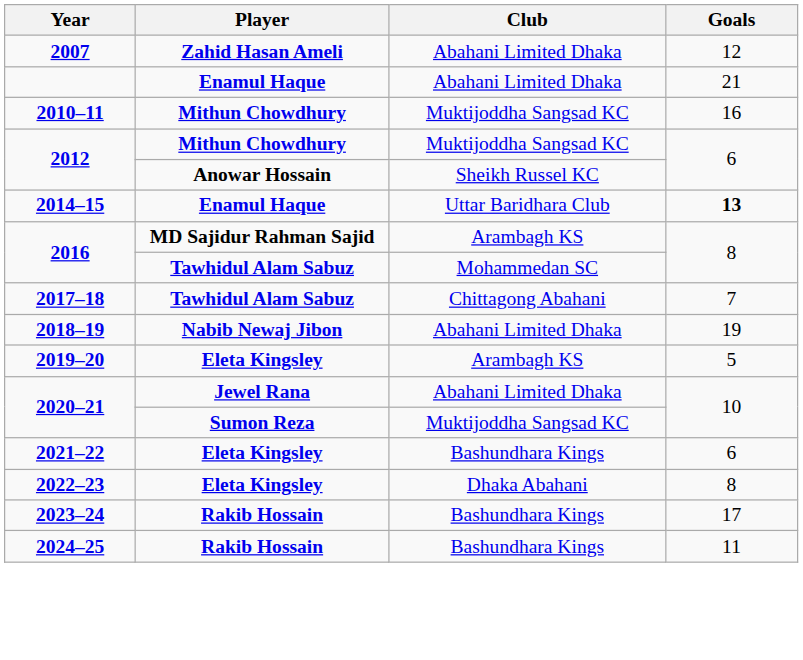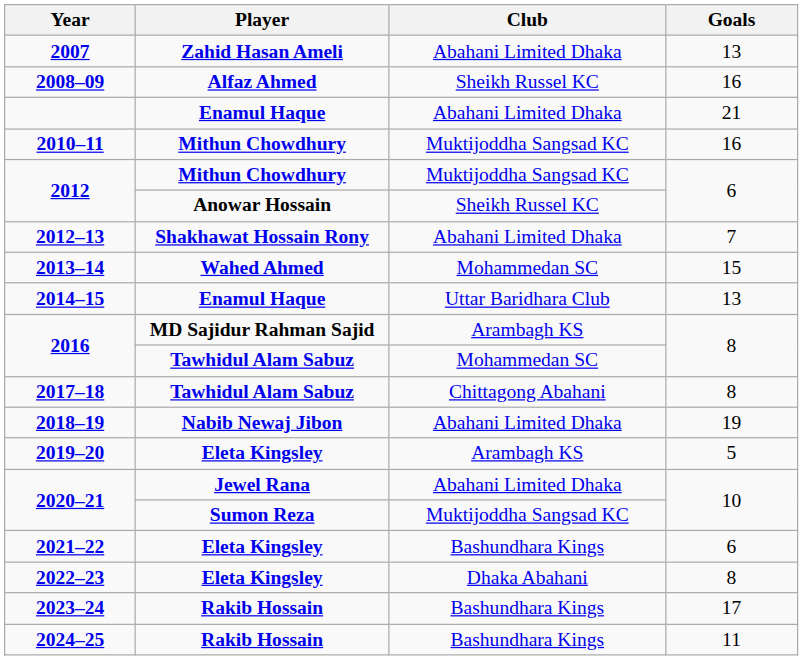(732, 50) 12 -> (732, 50) 13
+ row: (70, 81)
+ row: (70, 236)
+ row: (70, 267)
(732, 205) bold -> (732, 298) normal
(732, 298) 7 -> (732, 391) 8
